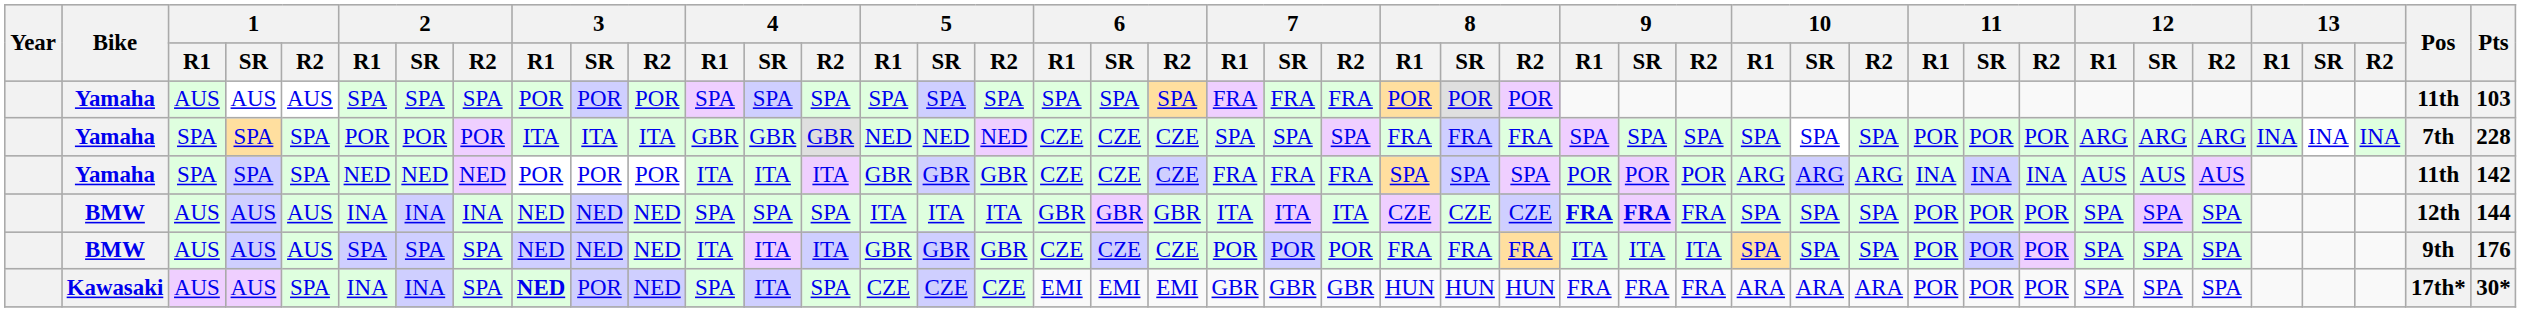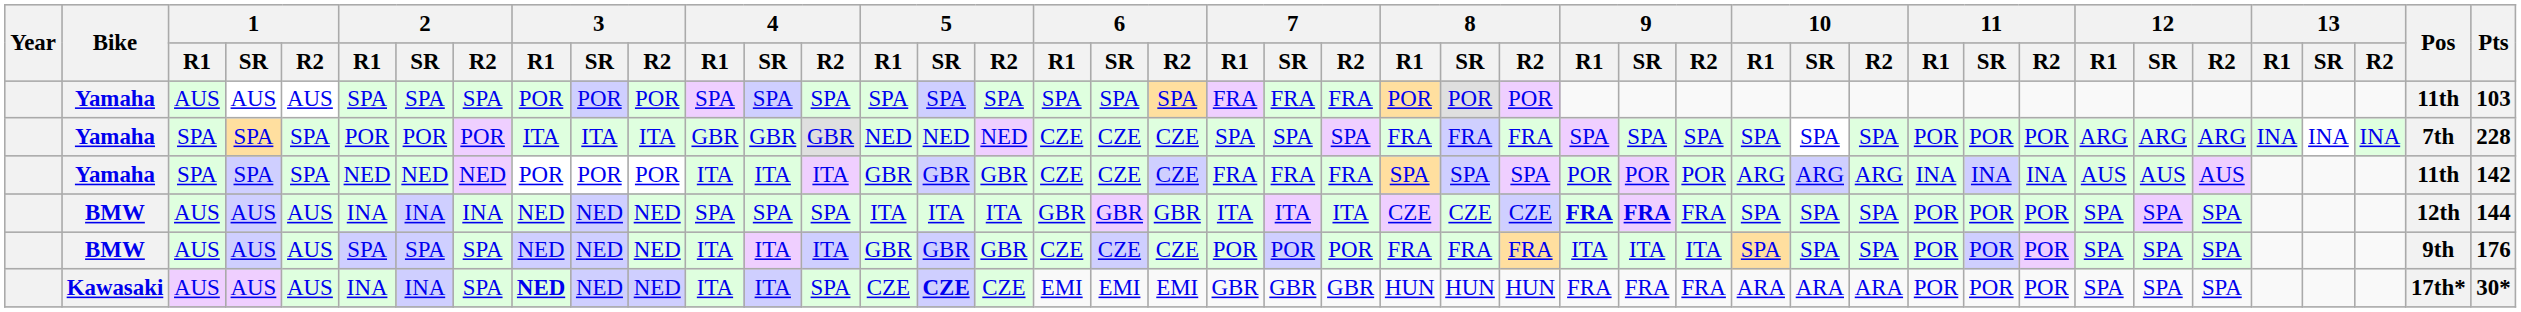(310, 288) SPA -> (310, 288) AUS
(599, 288) POR -> (599, 288) NED
(715, 288) SPA -> (715, 288) ITA
(946, 288) normal -> (946, 288) bold
